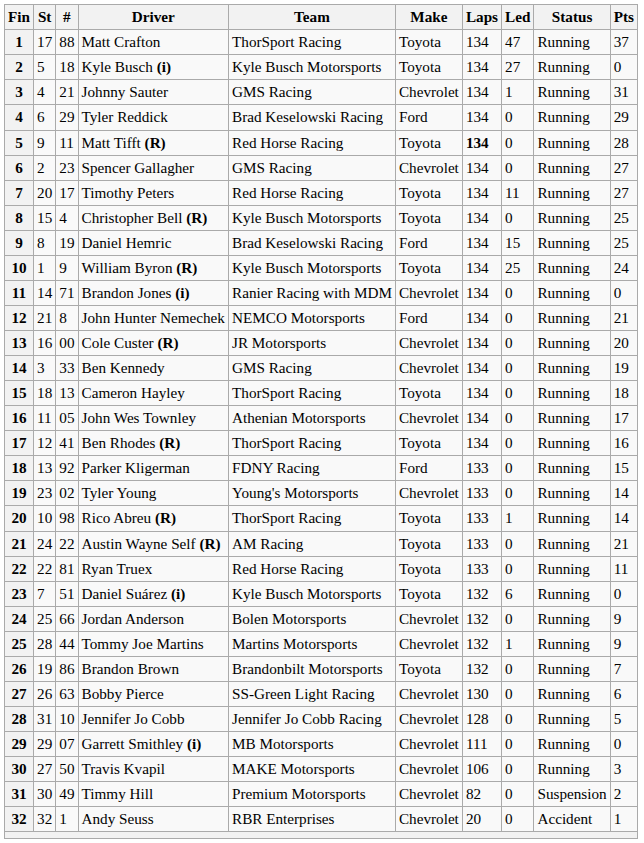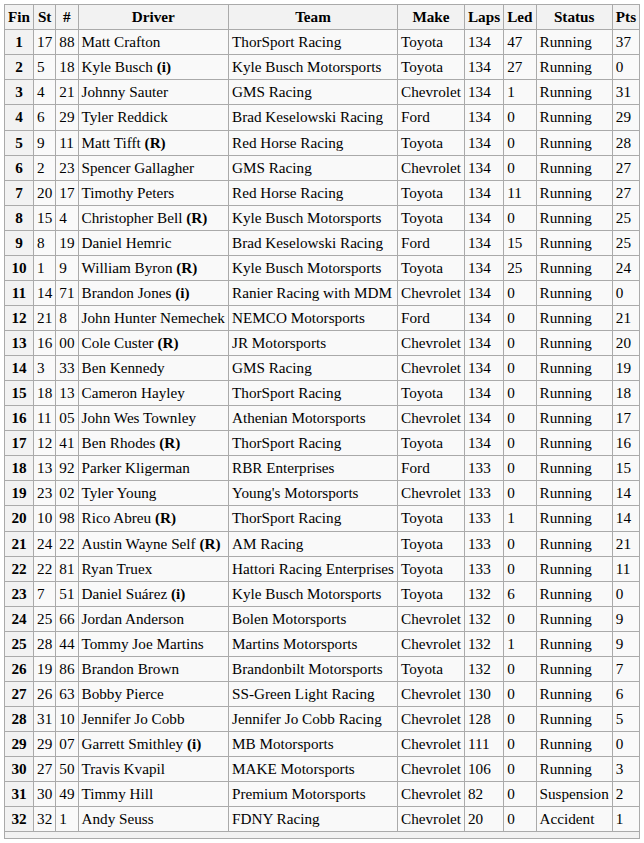(477, 142) bold -> (479, 142) normal
(276, 468) FDNY Racing -> (283, 468) RBR Enterprises
(288, 568) Red Horse Racing -> (313, 568) Hattori Racing Enterprises
(283, 819) RBR Enterprises -> (276, 819) FDNY Racing
